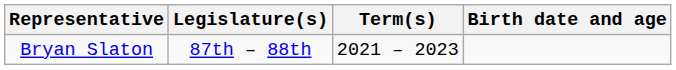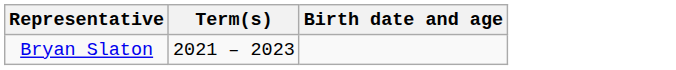- column: (251, 20)
